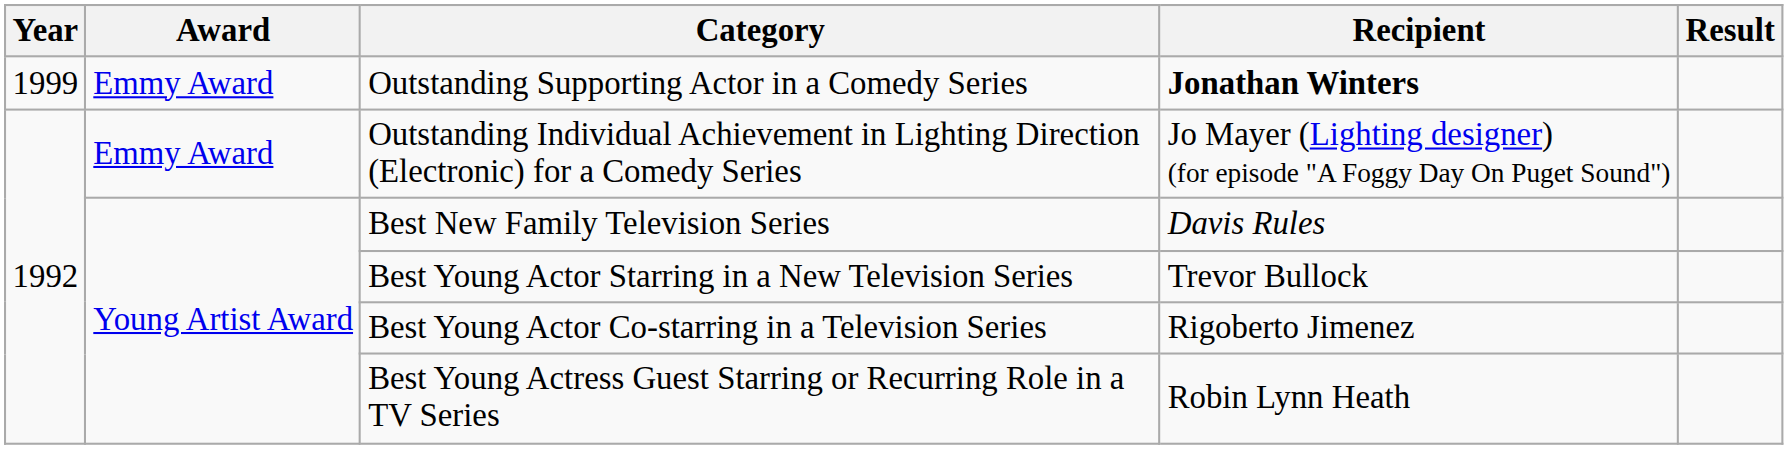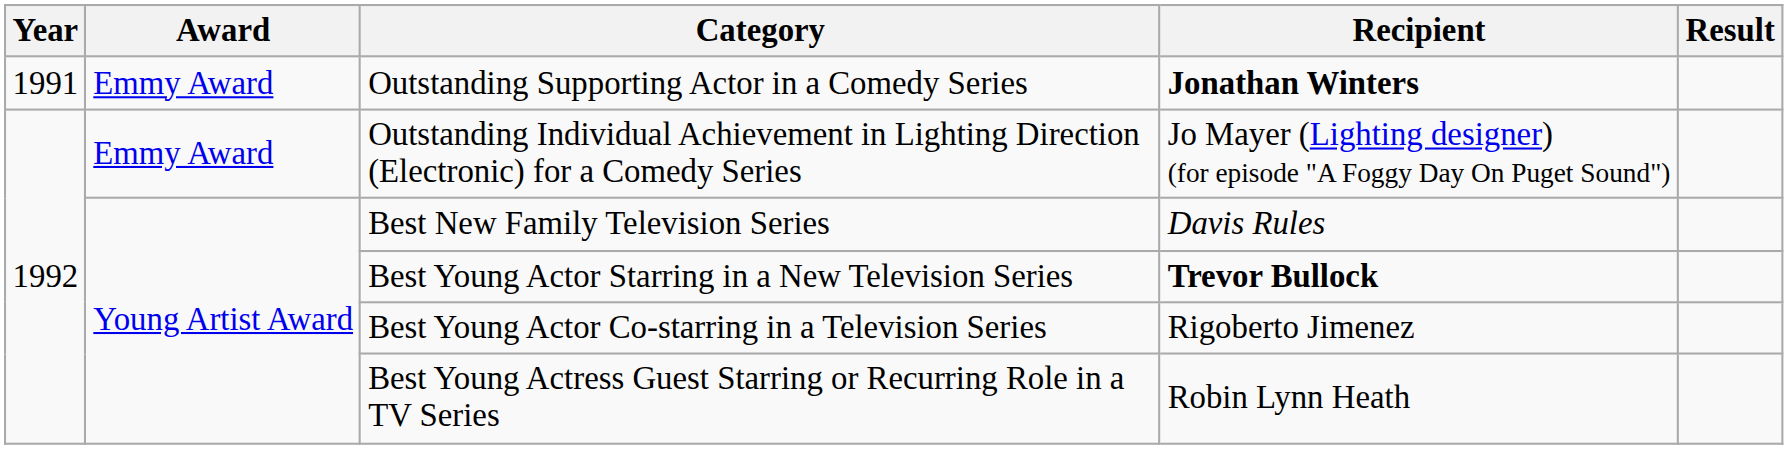(45, 82) 1999 -> (45, 82) 1991
(1268, 275) normal -> (1273, 275) bold
